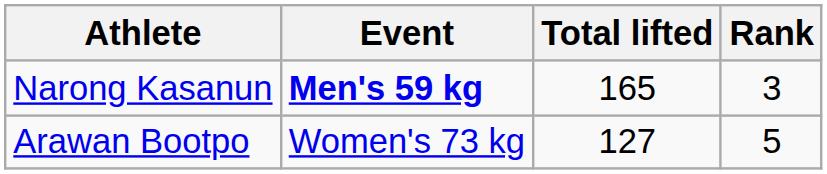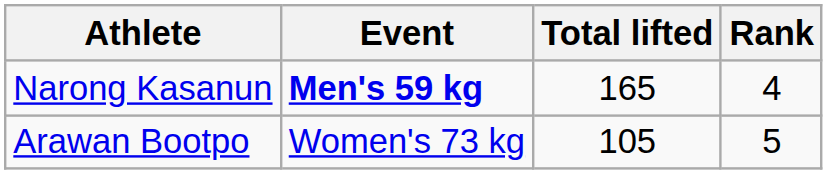(772, 87) 3 -> (772, 87) 4
(627, 142) 127 -> (627, 142) 105
